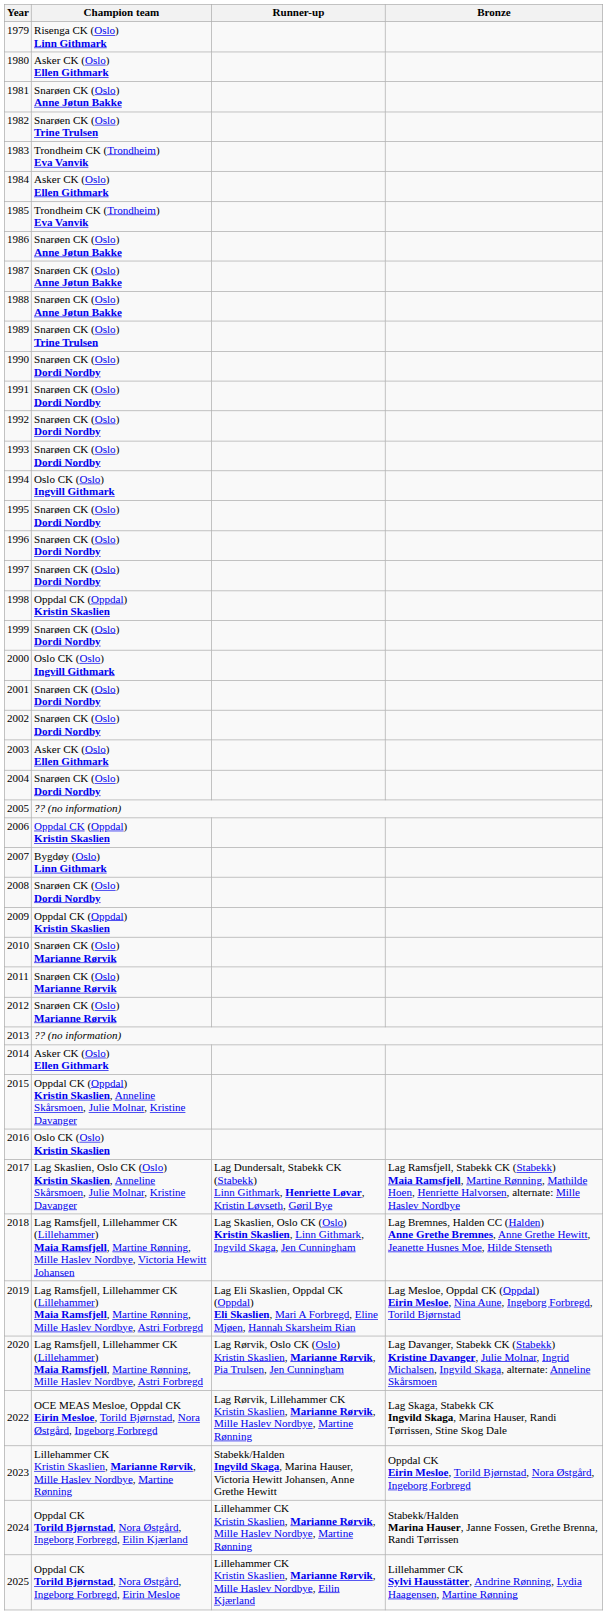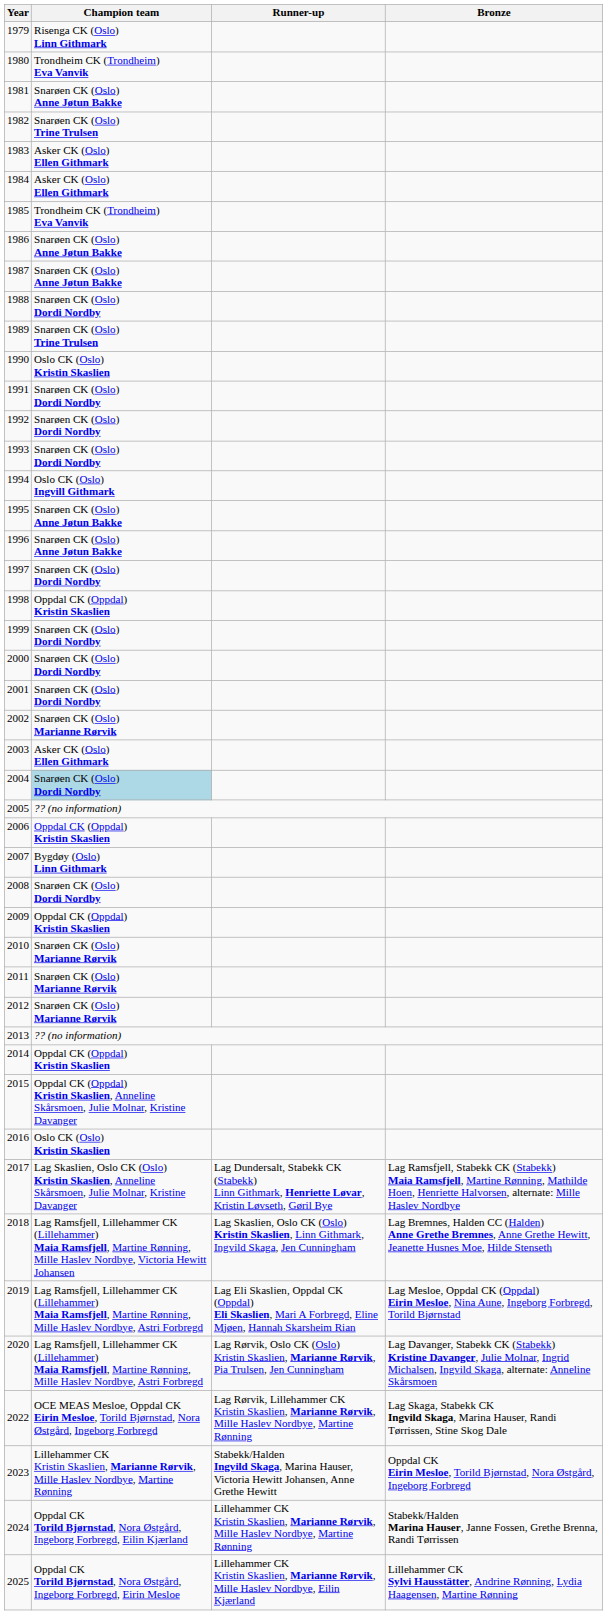(72, 66) Asker CK (Oslo) Ellen Githmark -> (97, 66) Trondheim CK (Trondheim) Eva Vanvik
(97, 156) Trondheim CK (Trondheim) Eva Vanvik -> (72, 156) Asker CK (Oslo) Ellen Githmark
(78, 306) Snarøen CK (Oslo) Anne Jøtun Bakke -> (77, 306) Snarøen CK (Oslo) Dordi Nordby
(77, 366) Snarøen CK (Oslo) Dordi Nordby -> (72, 366) Oslo CK (Oslo) Kristin Skaslien
(77, 515) Snarøen CK (Oslo) Dordi Nordby -> (78, 515) Snarøen CK (Oslo) Anne Jøtun Bakke
(77, 545) Snarøen CK (Oslo) Dordi Nordby -> (78, 545) Snarøen CK (Oslo) Anne Jøtun Bakke
(74, 665) Oslo CK (Oslo) Ingvill Githmark -> (77, 665) Snarøen CK (Oslo) Dordi Nordby
(77, 725) Snarøen CK (Oslo) Dordi Nordby -> (77, 725) Snarøen CK (Oslo) Marianne Rørvik
(77, 785) no background -> (77, 785) lightblue background
(72, 1059) Asker CK (Oslo) Ellen Githmark -> (81, 1059) Oppdal CK (Oppdal) Kristin Skaslien
